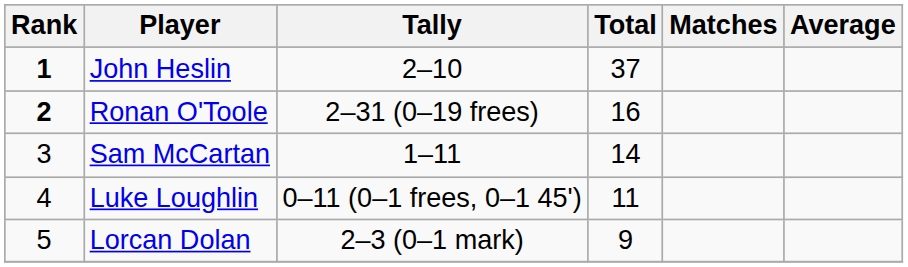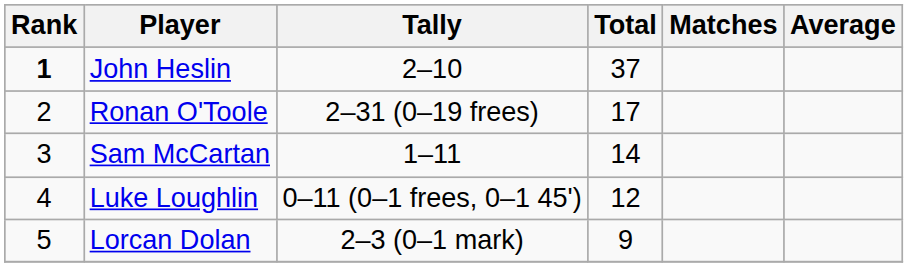(44, 111) bold -> (44, 111) normal
(626, 111) 16 -> (626, 111) 17
(626, 197) 11 -> (626, 197) 12
